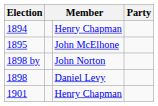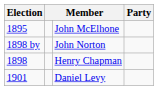- row: (17, 28)
(80, 77) Daniel Levy -> (88, 61) Henry Chapman
(88, 93) Henry Chapman -> (80, 77) Daniel Levy
